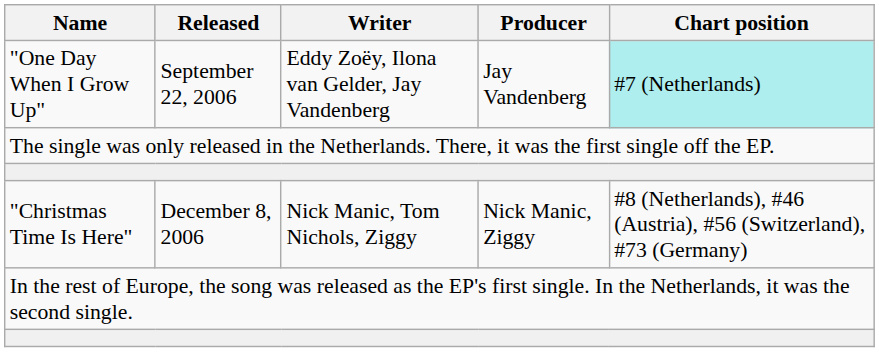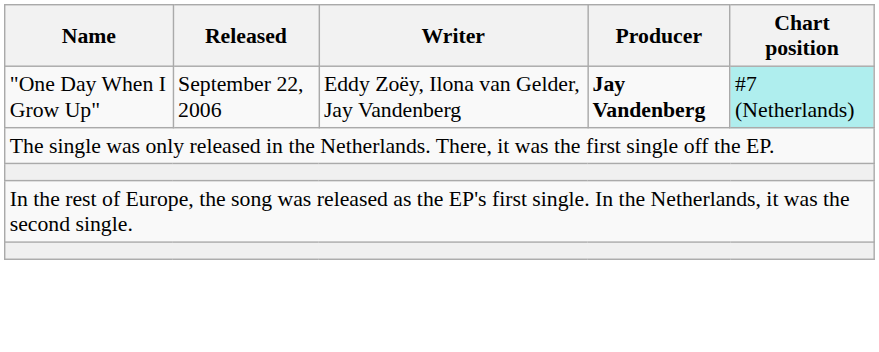(535, 84) normal -> (649, 97) bold
- row: (71, 224)
